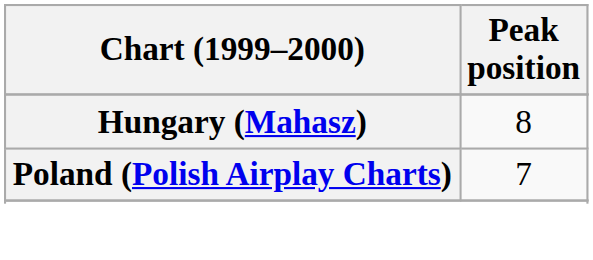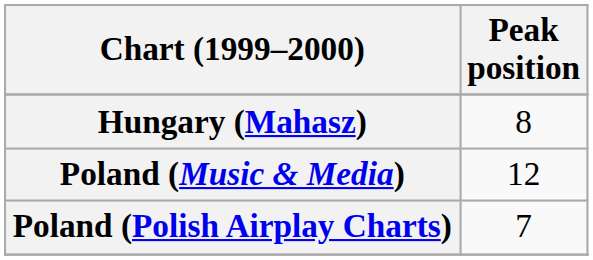+ row: (232, 173)
